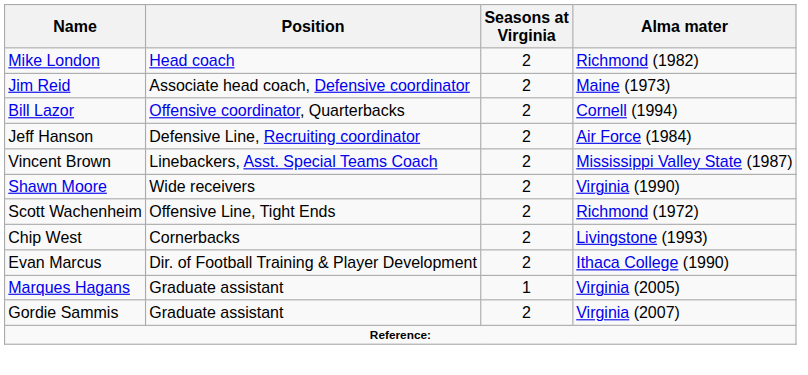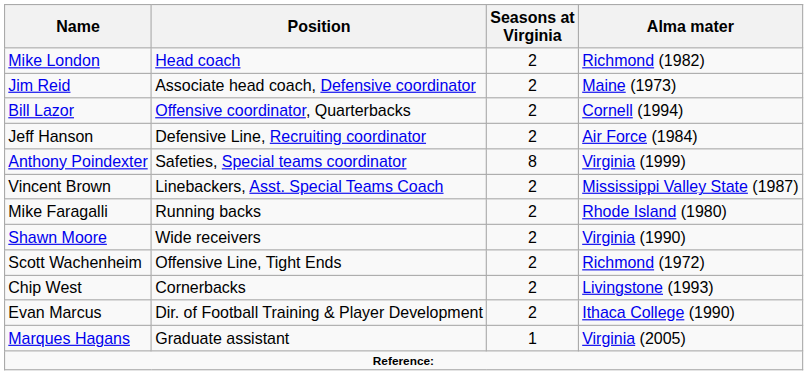+ row: (78, 162)
+ row: (58, 212)
- row: (63, 313)
